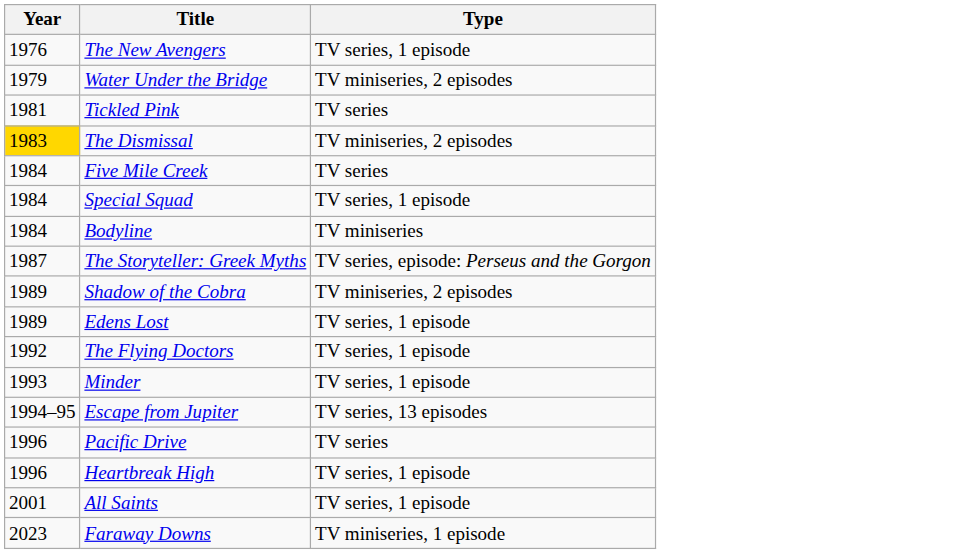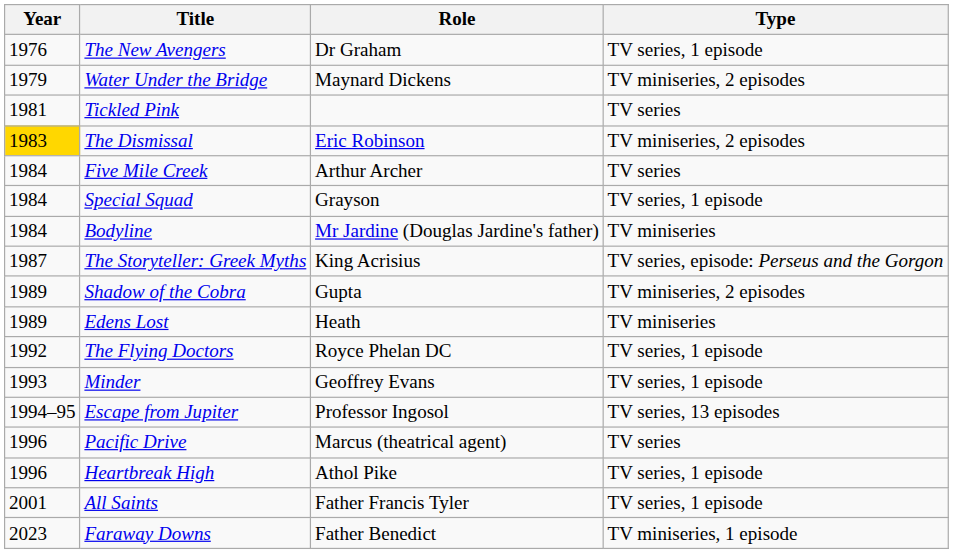+ column: (457, 19)
(393, 321) TV series, 1 episode -> (662, 321) TV miniseries
